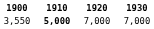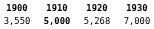(92, 21) 7,000 -> (92, 21) 5,268
